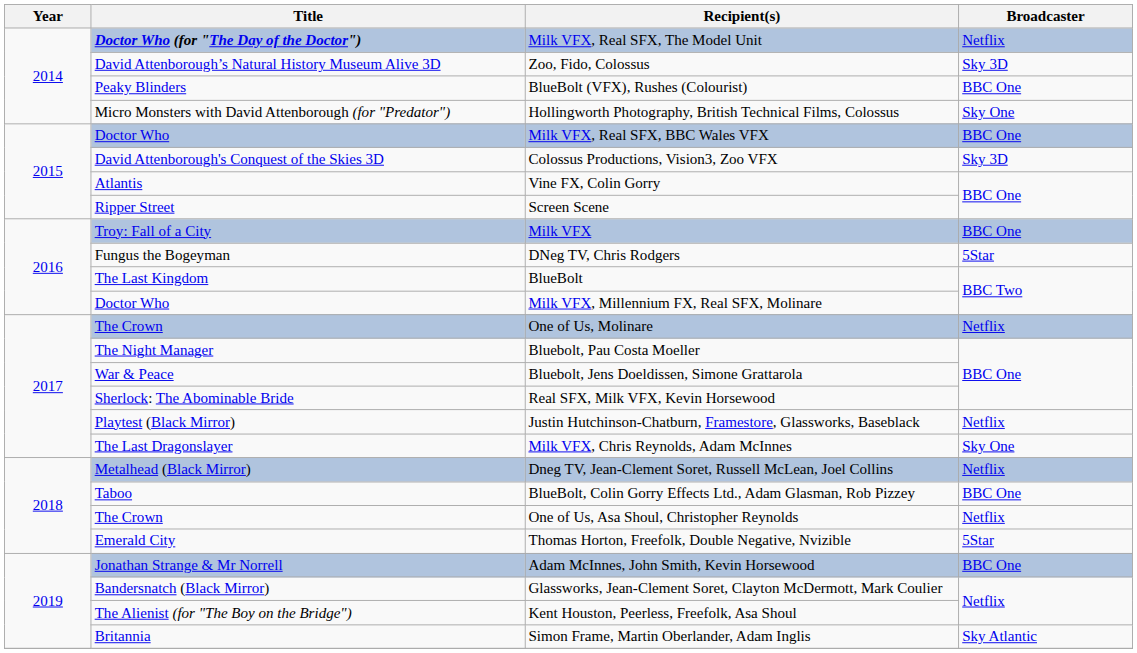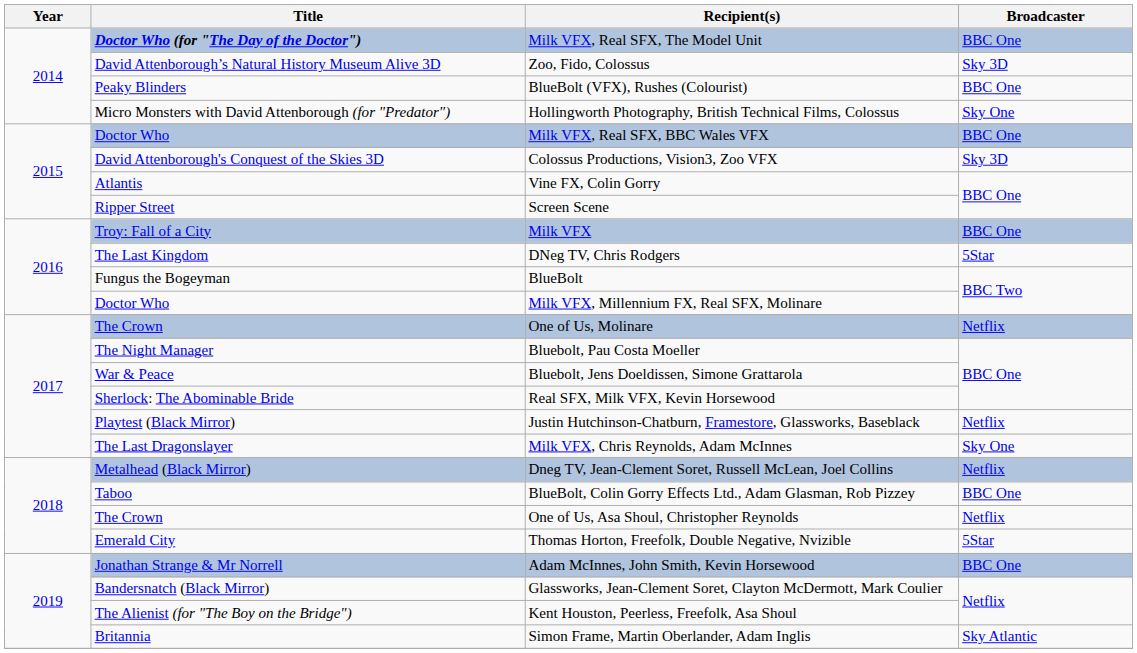(984, 40) Netflix -> (992, 40) BBC One
(162, 254) Fungus the Bogeyman -> (151, 254) The Last Kingdom
(151, 278) The Last Kingdom -> (162, 278) Fungus the Bogeyman
